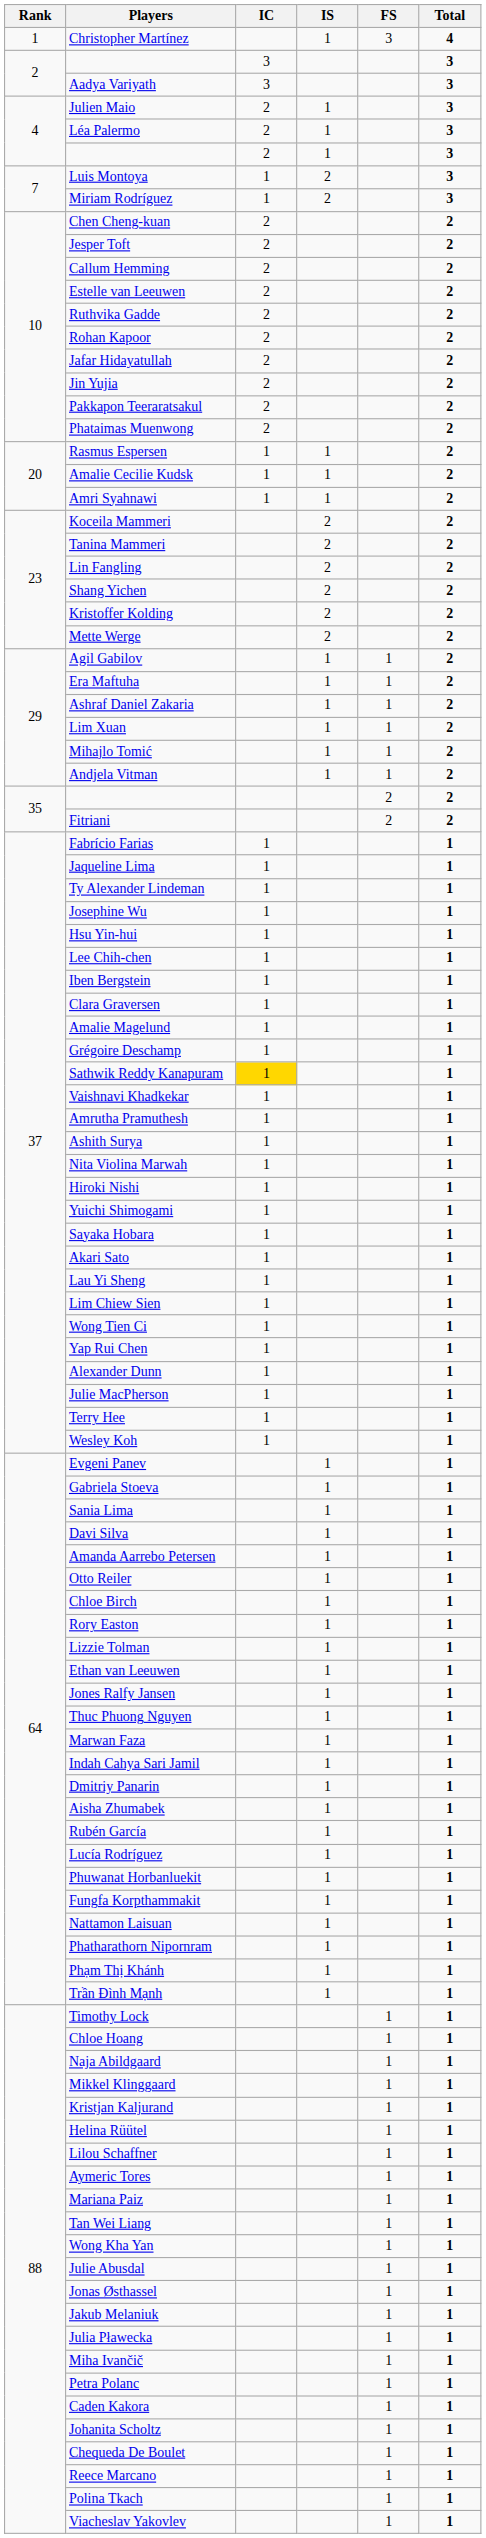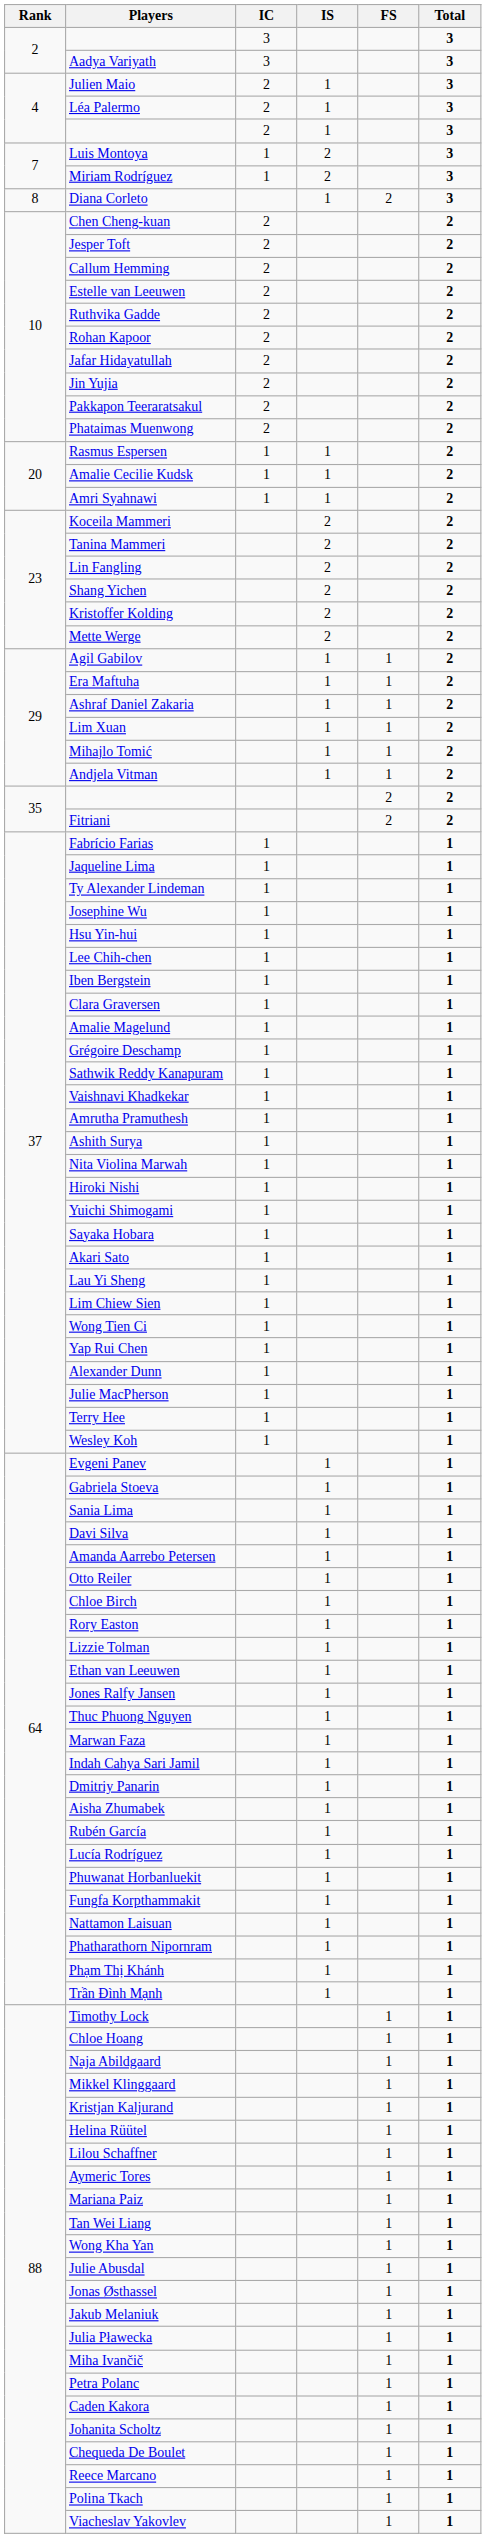- row: (35, 38)
+ row: (35, 199)
(266, 1073) gold background -> (266, 1073) no background
